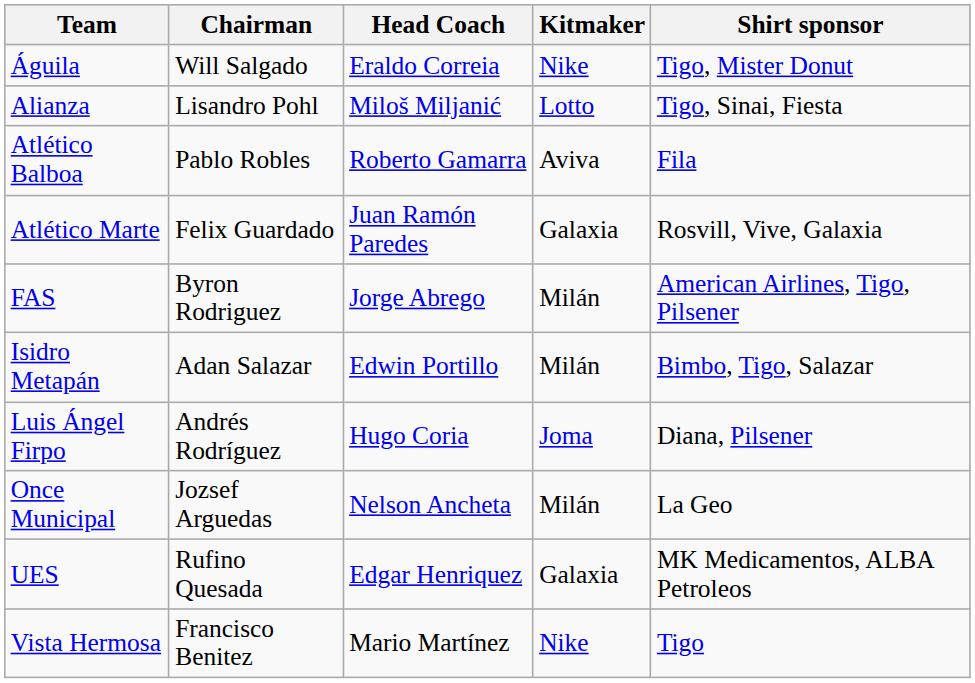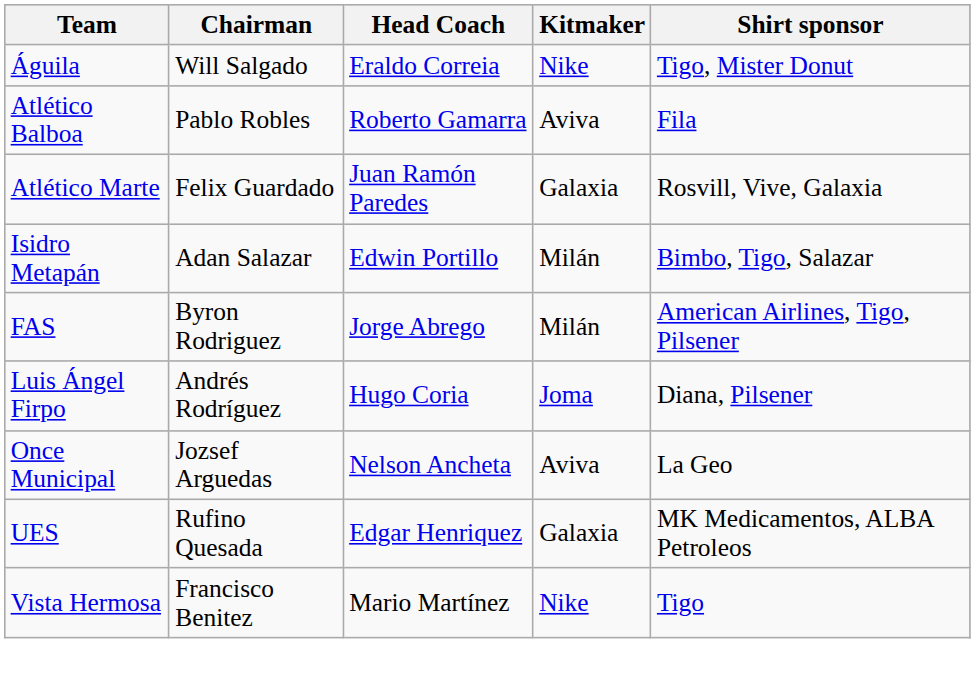- row: (50, 105)
rows swapped: (33, 297) <-> (55, 366)
(570, 504) Milán -> (569, 464) Aviva
